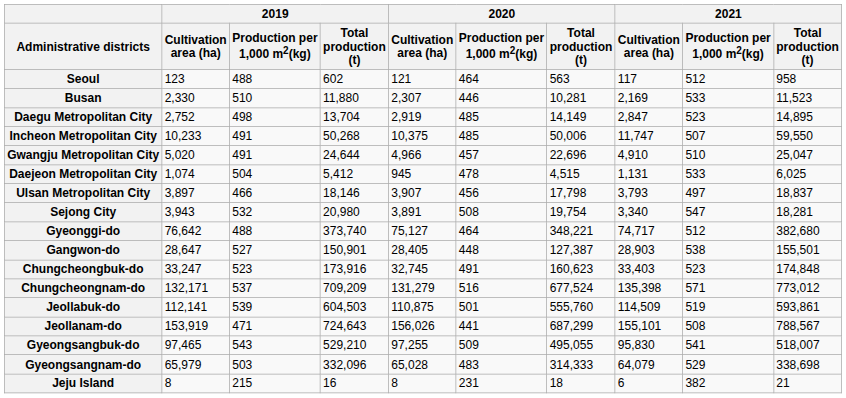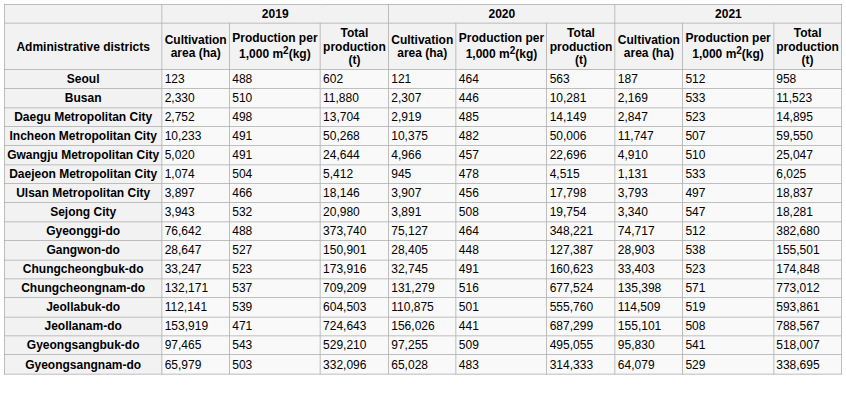(627, 79) 117 -> (628, 79) 187
(469, 136) 485 -> (469, 136) 482
(798, 364) 338,698 -> (798, 364) 338,695
- row: (83, 383)
